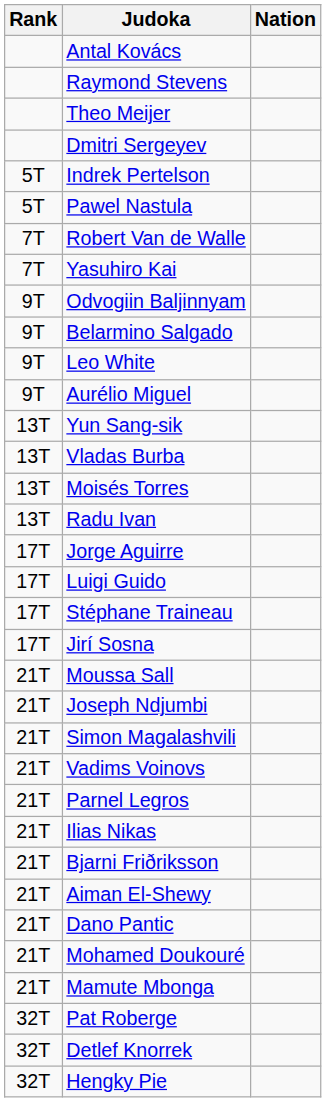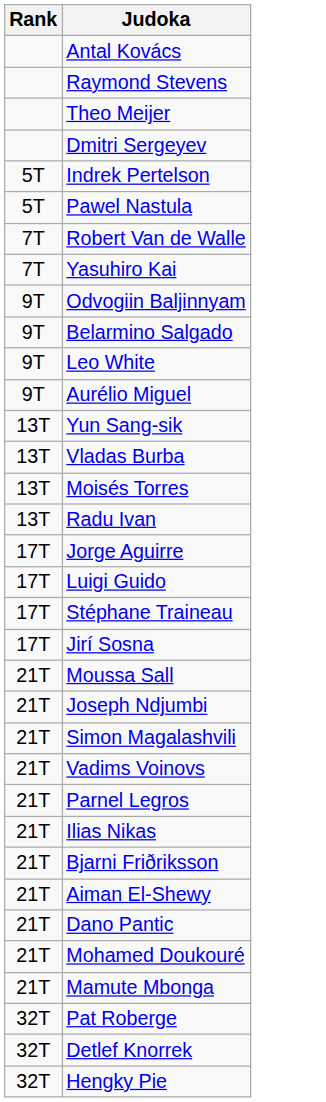- column: (285, 20)
